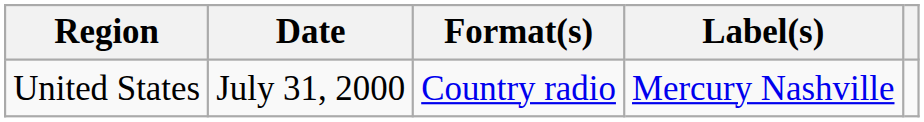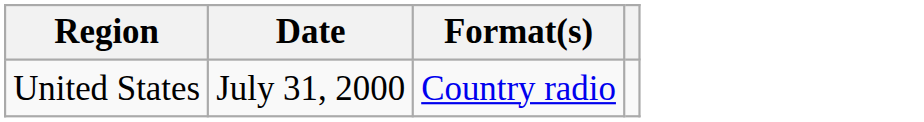- column: (763, 32)
